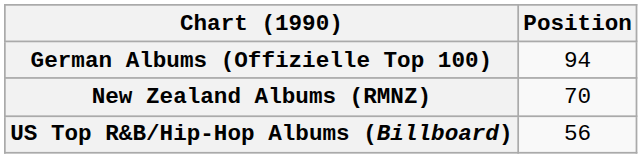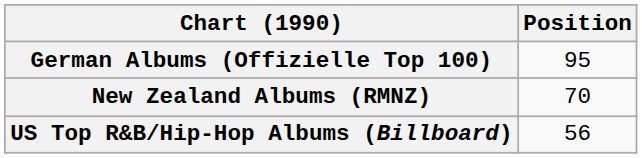(578, 60) 94 -> (578, 60) 95
